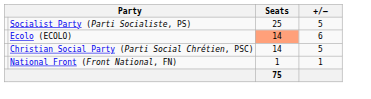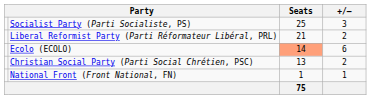(320, 24) 5 -> (344, 24) 3
+ row: (144, 37)
(277, 50) 14 -> (301, 62) 13
(320, 50) 5 -> (344, 62) 2
